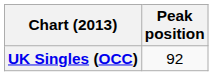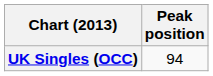(175, 58) 92 -> (175, 58) 94
